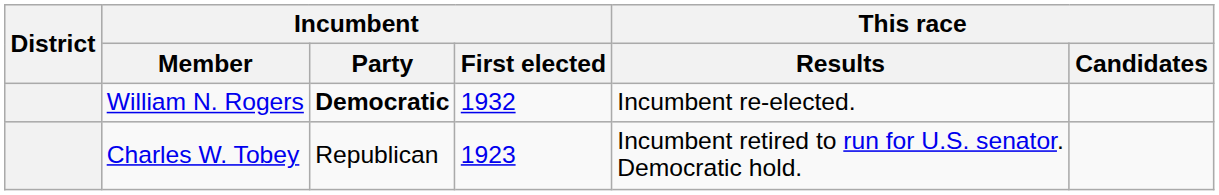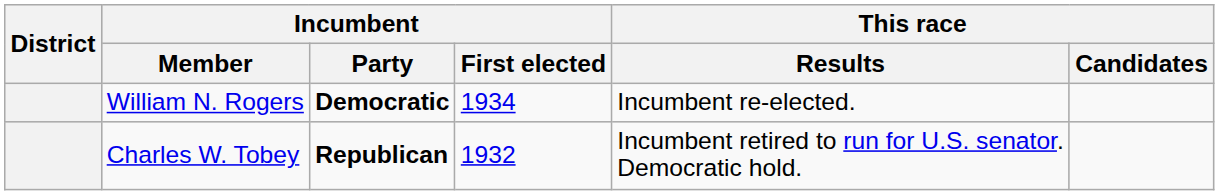(488, 102) 1932 -> (488, 102) 1934
(377, 155) normal -> (382, 155) bold
(488, 155) 1923 -> (488, 155) 1932
